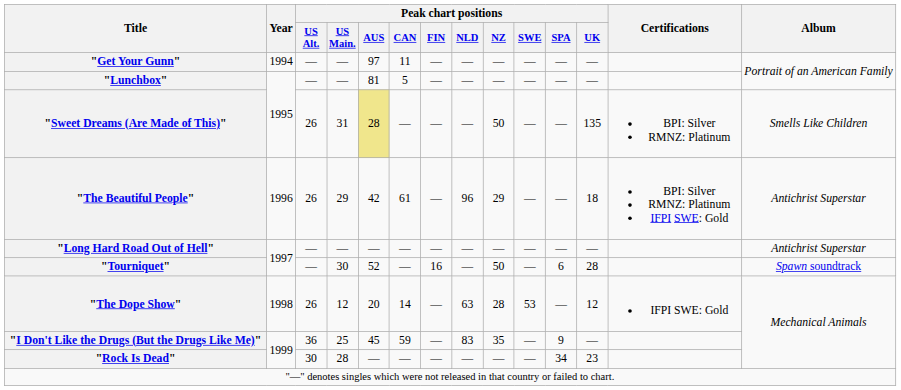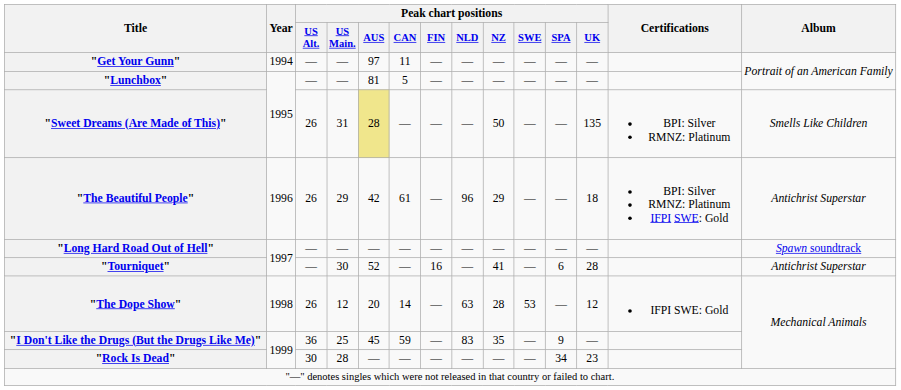(819, 248) Antichrist Superstar -> (819, 248) Spawn soundtrack
(499, 267) 50 -> (499, 267) 41
(819, 267) Spawn soundtrack -> (819, 267) Antichrist Superstar
